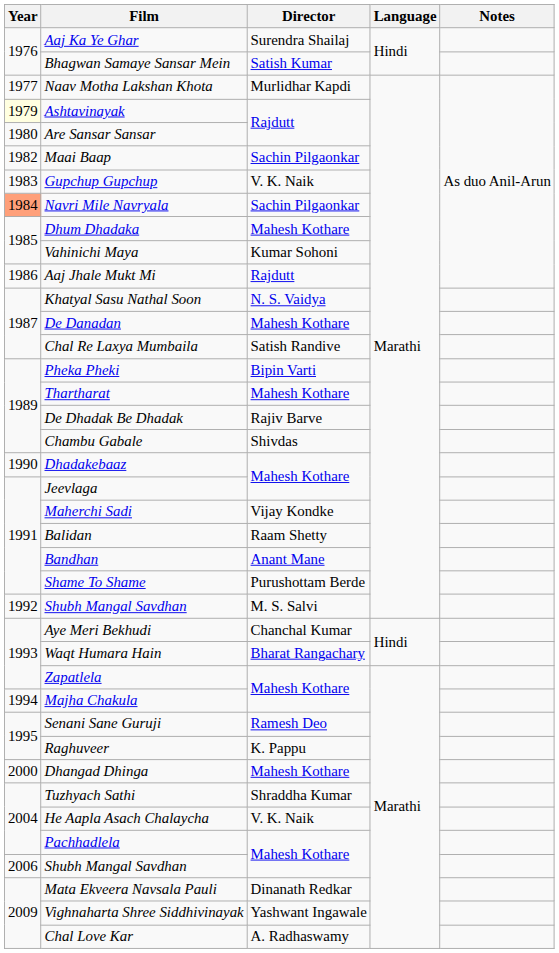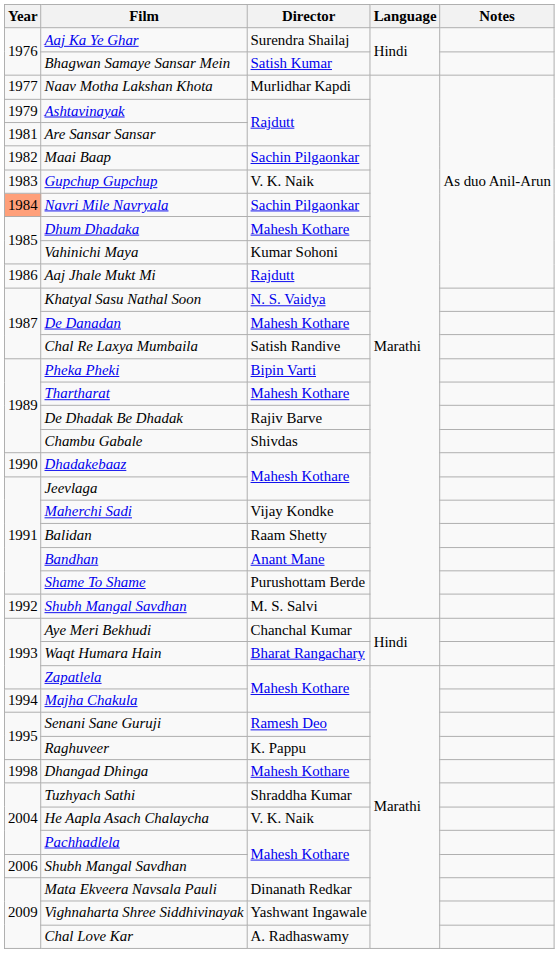(23, 110) lightyellow background -> (23, 110) no background
(23, 134) 1980 -> (23, 134) 1981
(23, 771) 2000 -> (23, 771) 1998
